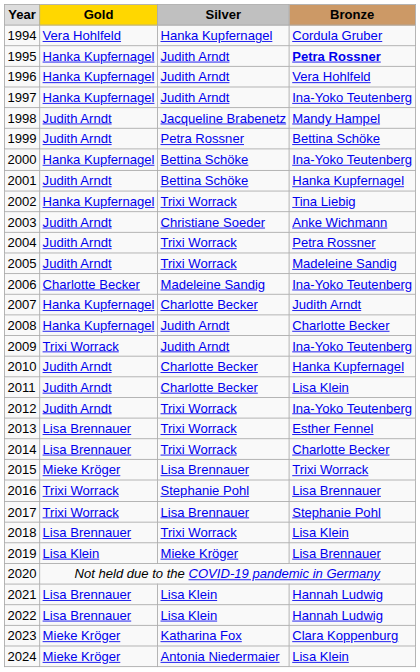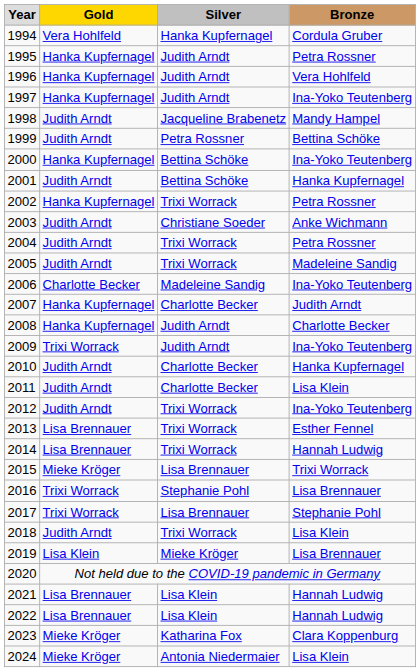(336, 56) bold -> (334, 56) normal
(324, 201) Tina Liebig -> (334, 201) Petra Rossner
(341, 450) Charlotte Becker -> (338, 450) Hannah Ludwig
(87, 532) Lisa Brennauer -> (77, 532) Judith Arndt
